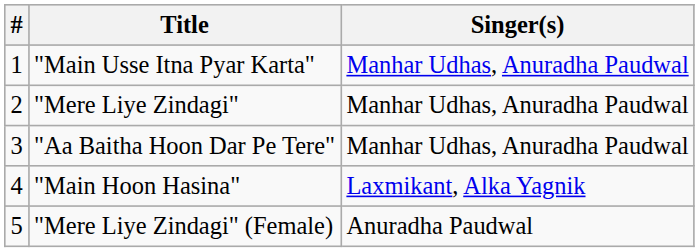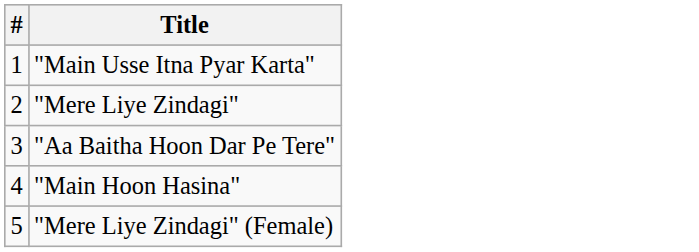- column: (518, 24)
